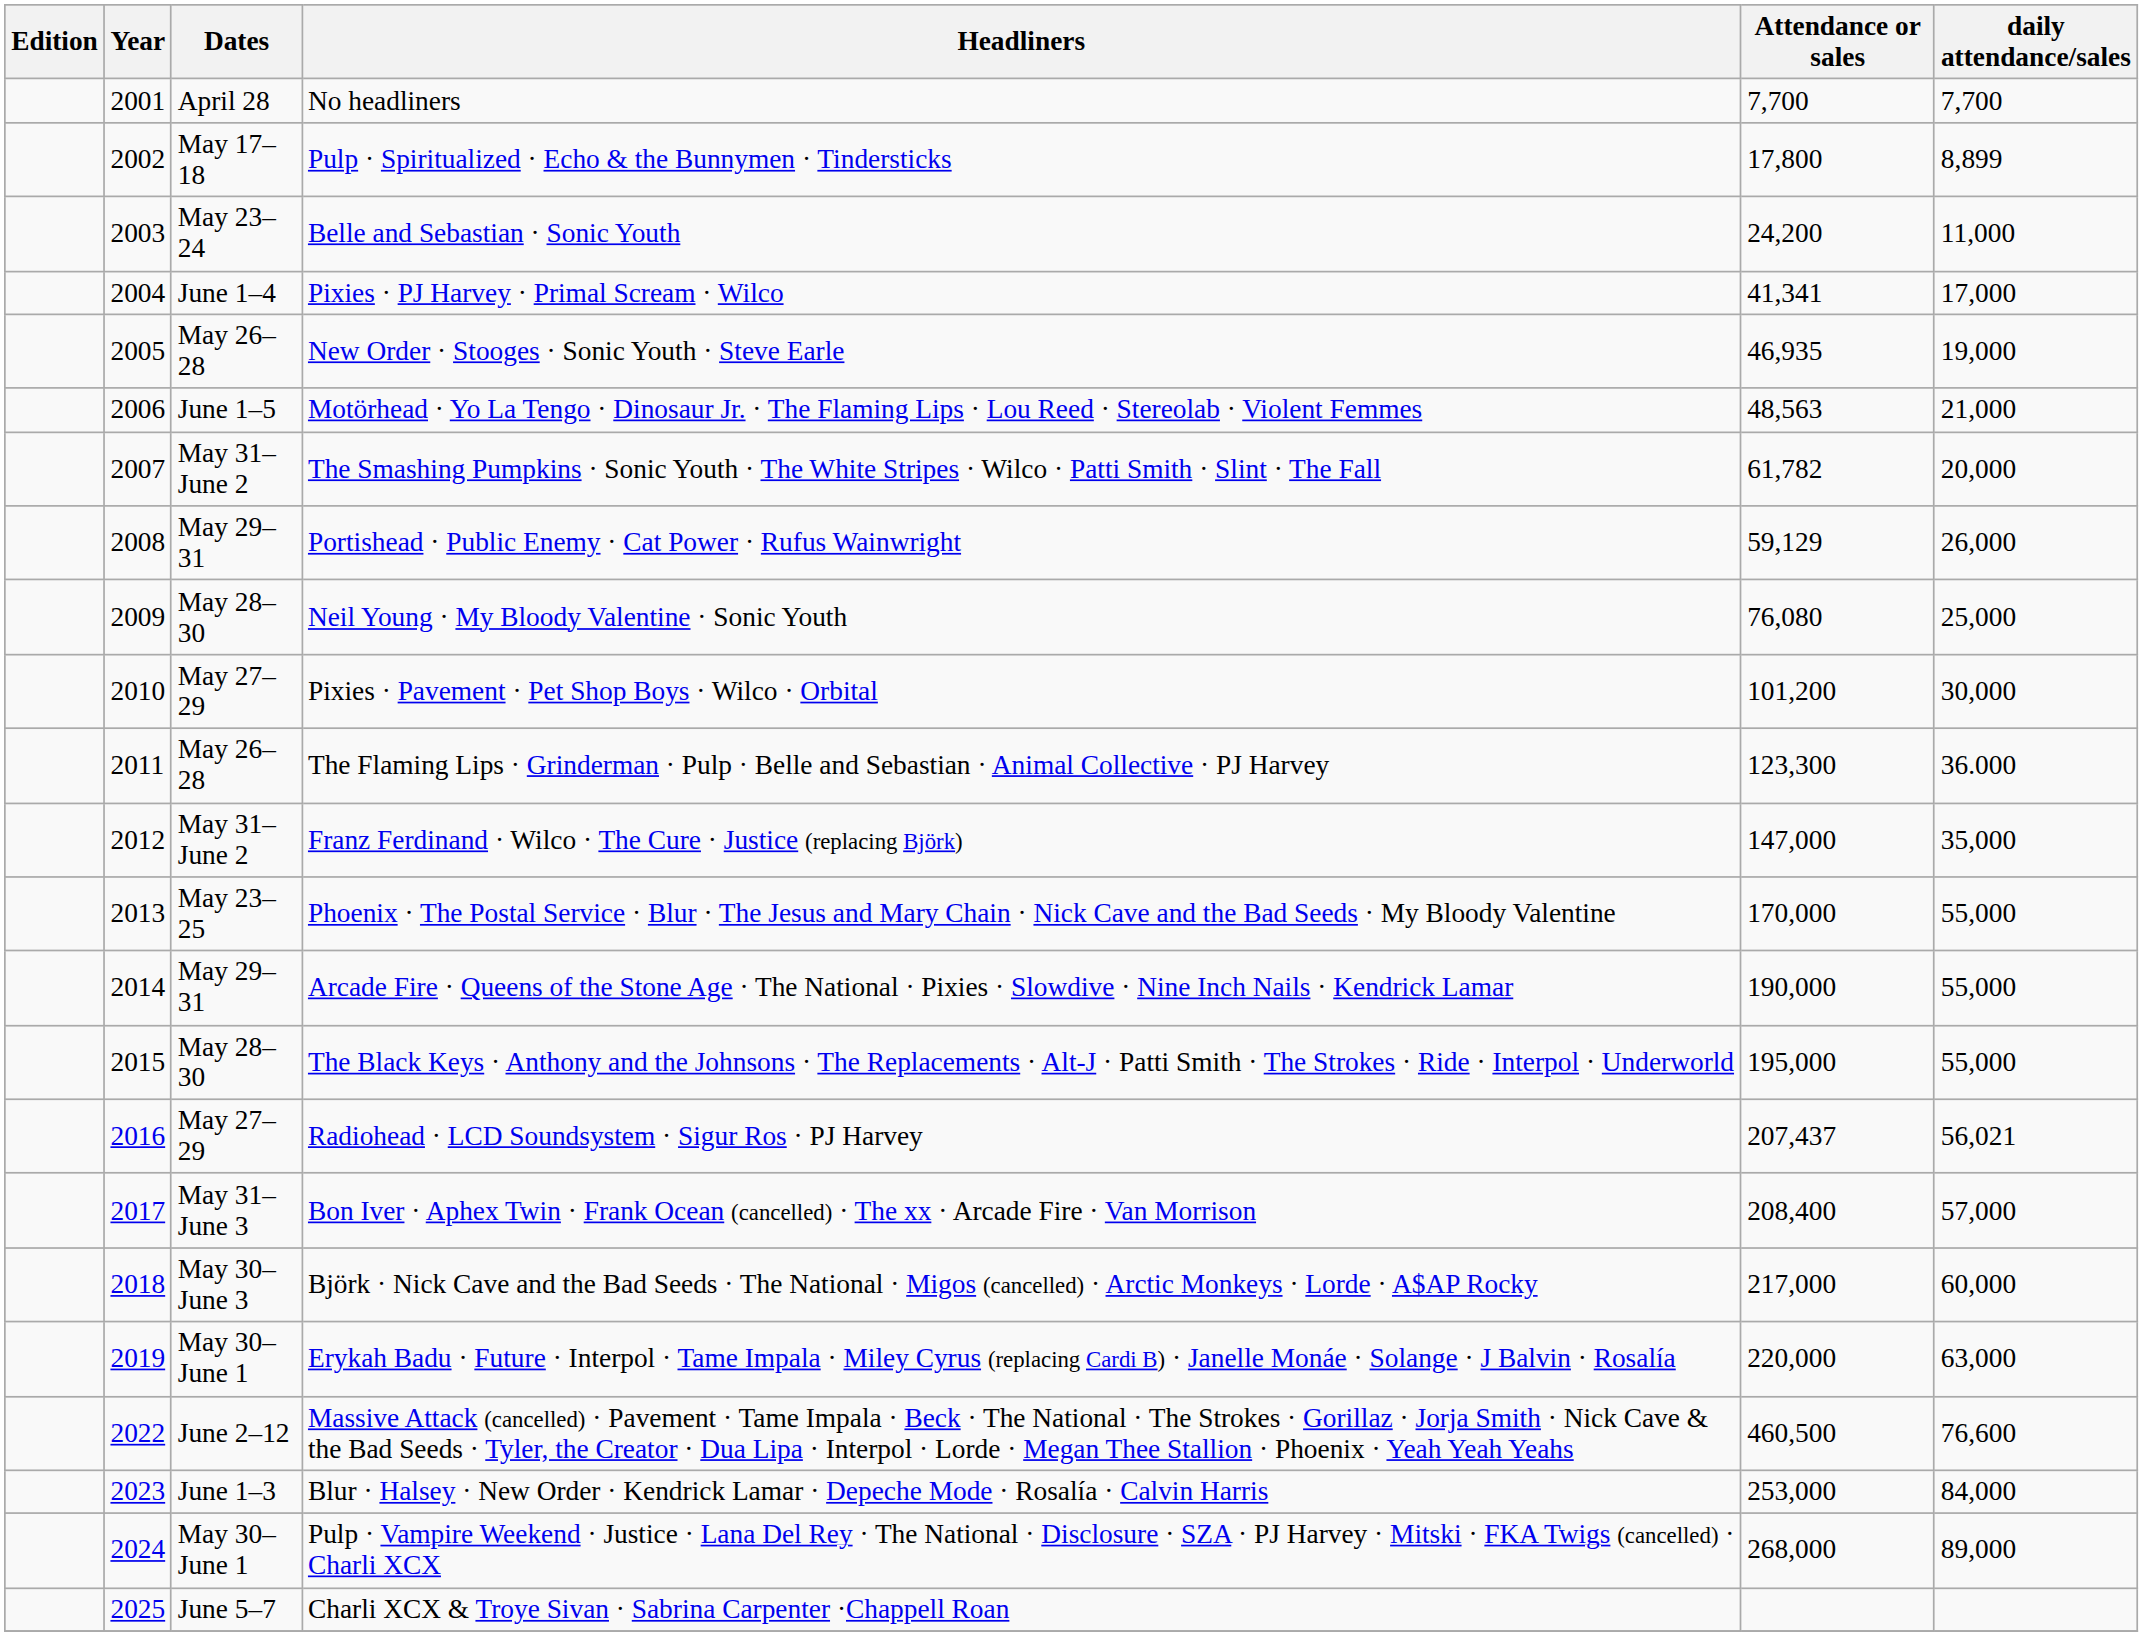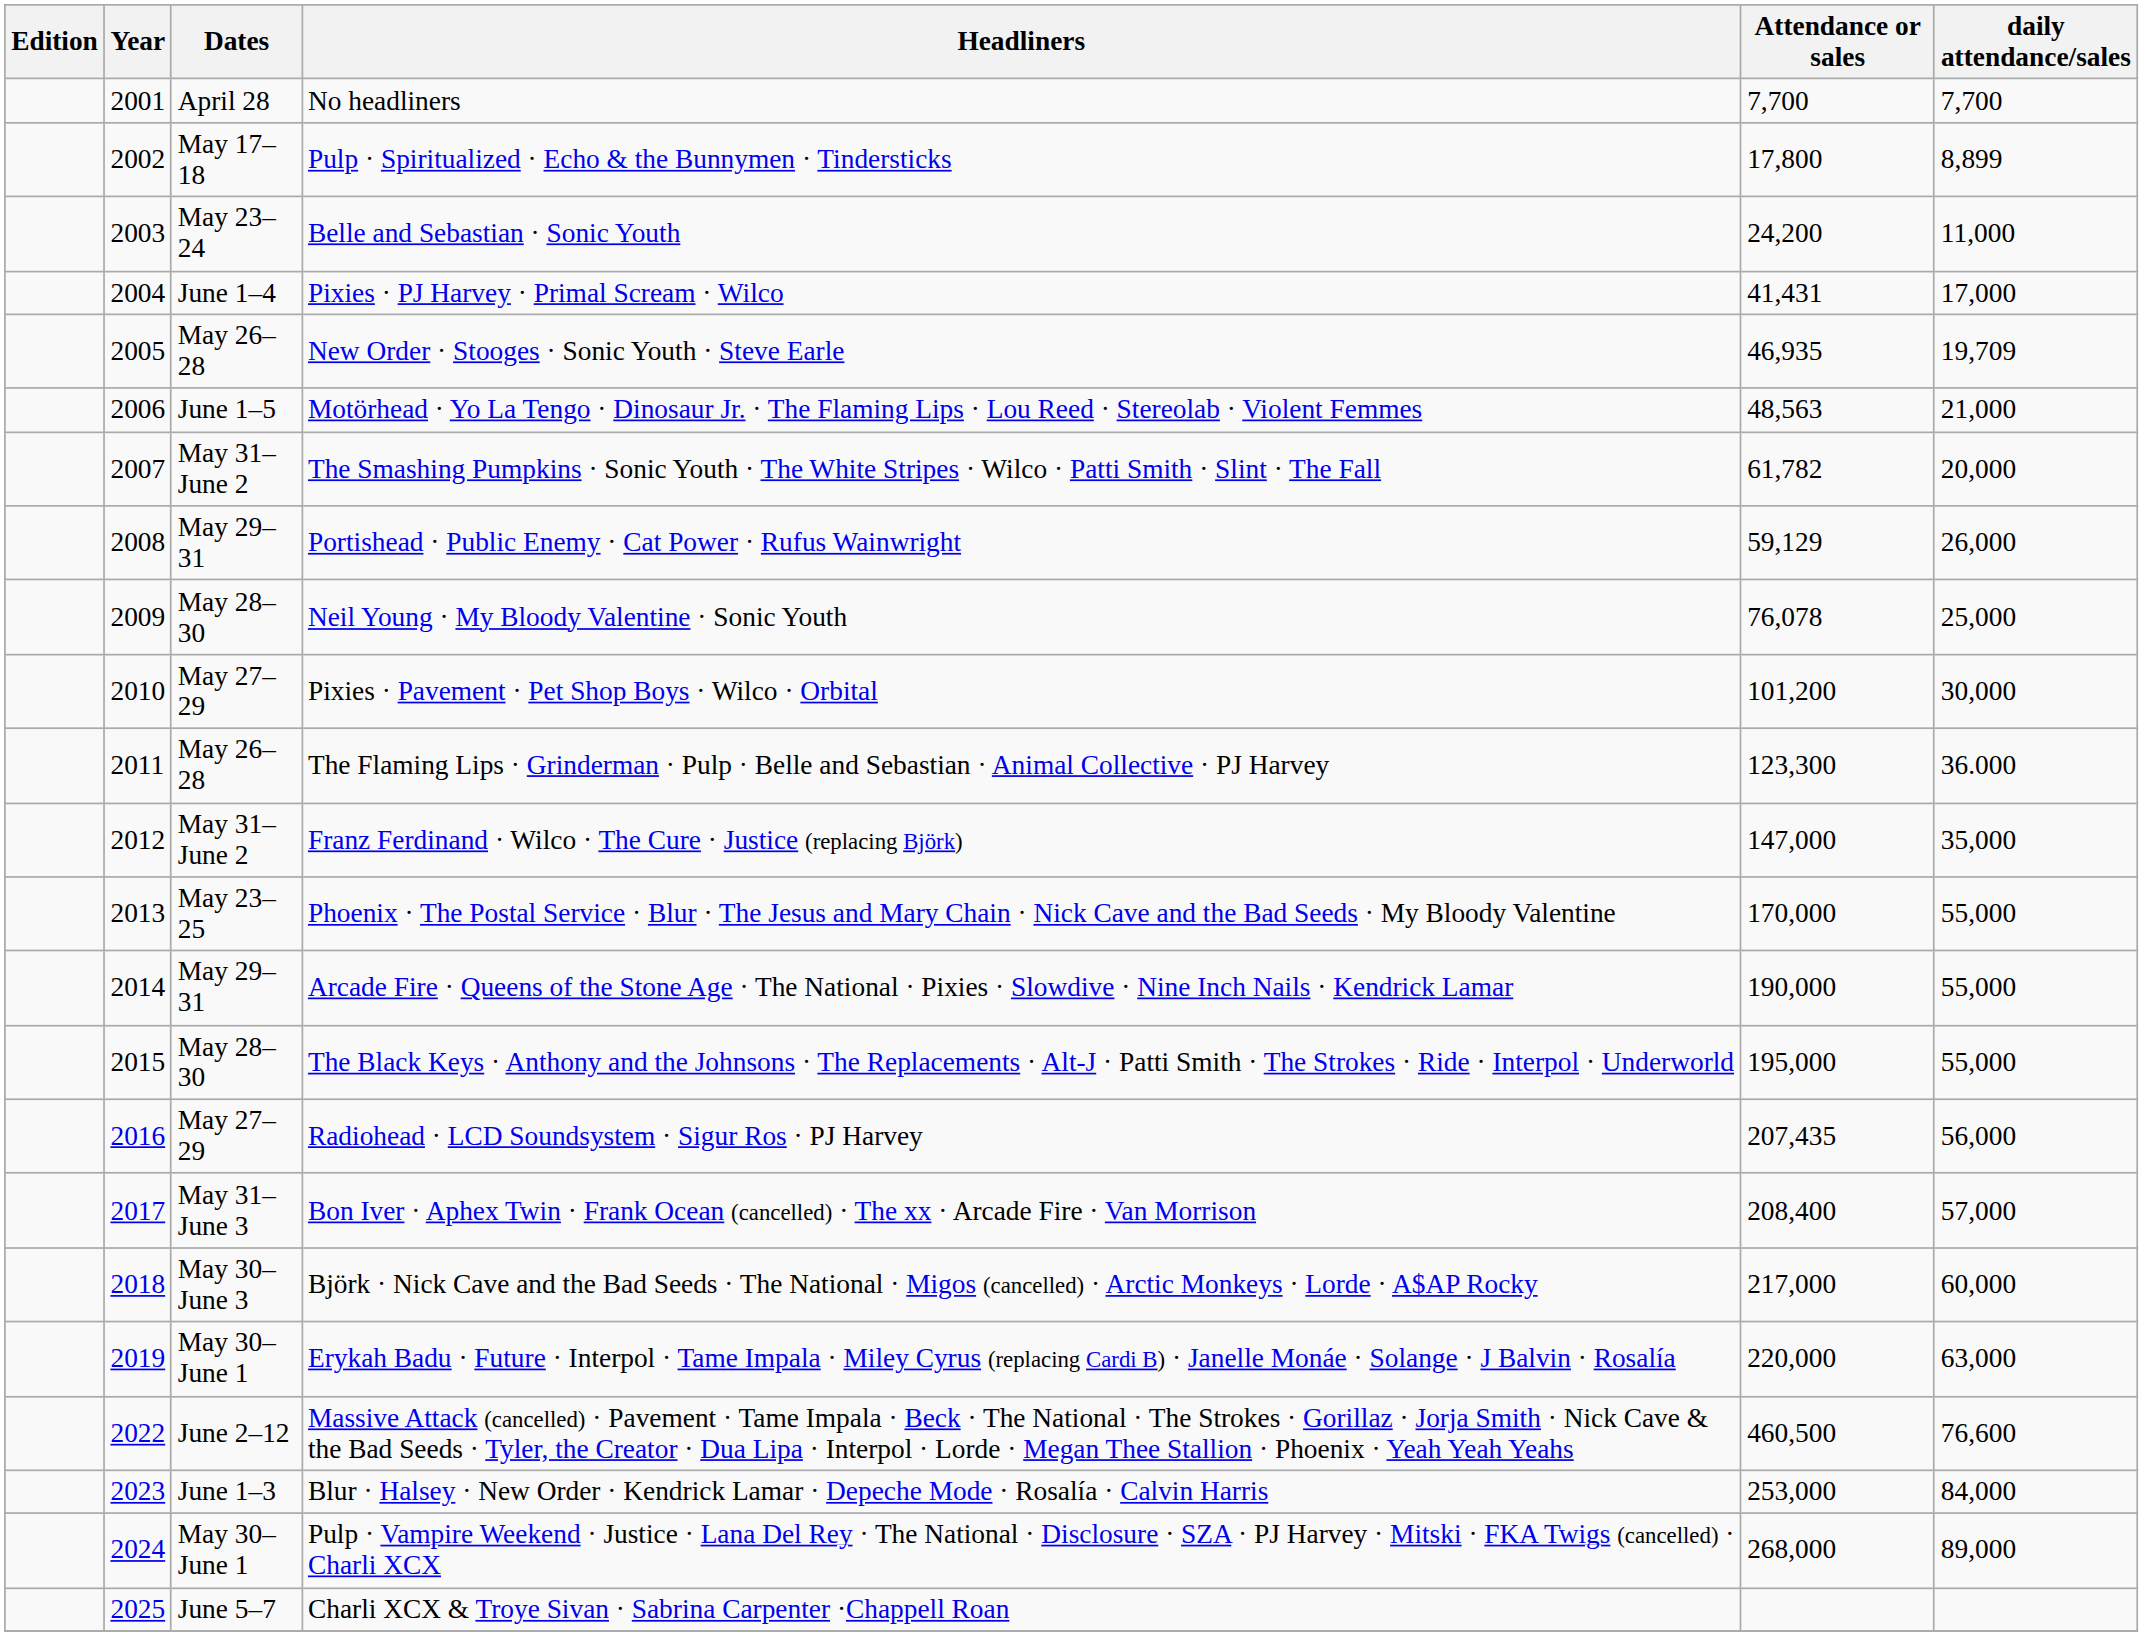(1785, 292) 41,341 -> (1785, 292) 41,431
(1978, 350) 19,000 -> (1978, 350) 19,709
(1785, 616) 76,080 -> (1785, 616) 76,078
(1792, 1135) 207,437 -> (1792, 1135) 207,435
(1978, 1135) 56,021 -> (1978, 1135) 56,000
